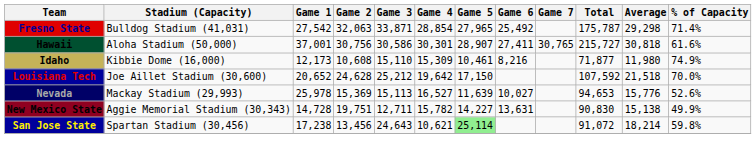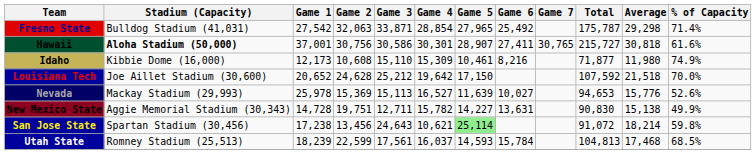(172, 45) normal -> (172, 45) bold
+ row: (54, 141)
